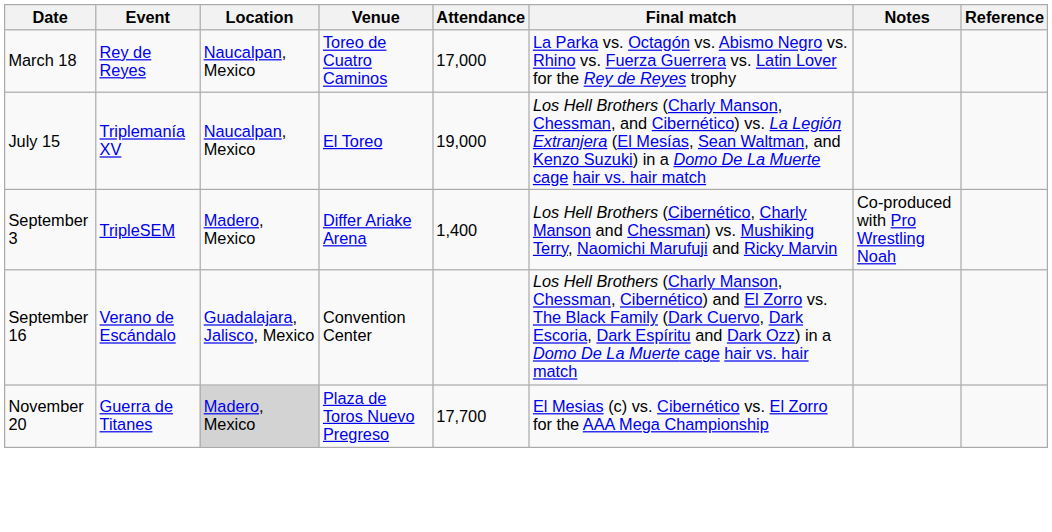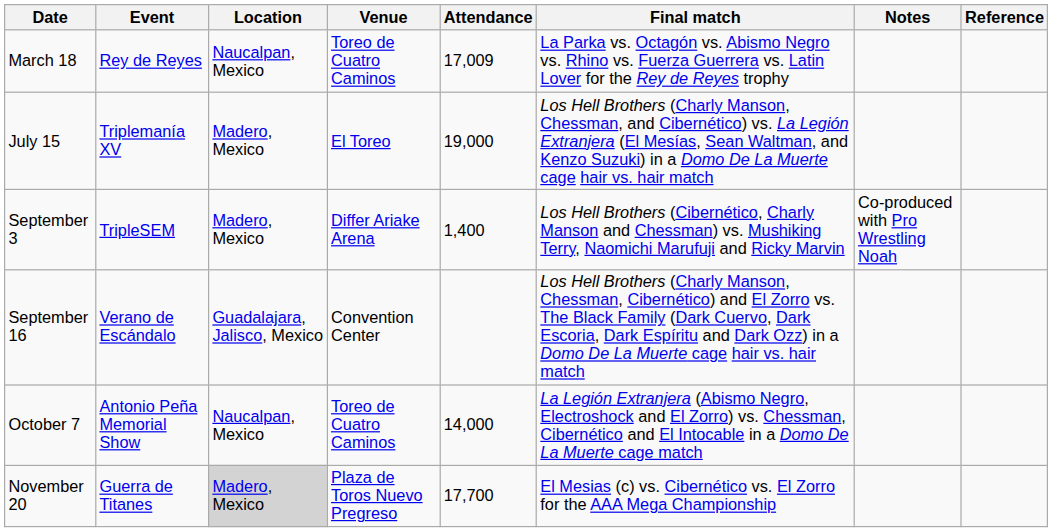(461, 61) 17,000 -> (469, 61) 17,009
(245, 141) Naucalpan, Mexico -> (242, 141) Madero, Mexico
+ row: (44, 425)
